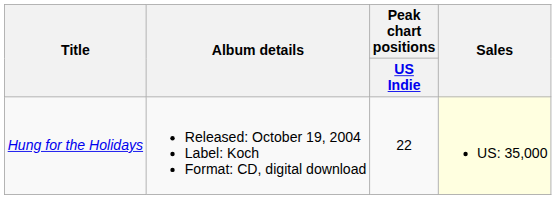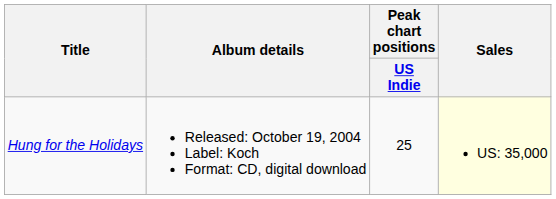(404, 145) 22 -> (404, 145) 25
